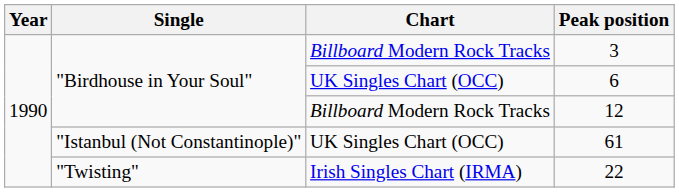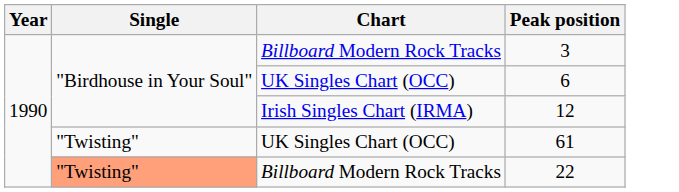(430, 111) Billboard Modern Rock Tracks -> (367, 111) Irish Singles Chart (IRMA)
(179, 141) "Istanbul (Not Constantinople)" -> (98, 141) "Twisting"
(98, 171) no background -> (98, 171) lightsalmon background
(416, 171) Irish Singles Chart (IRMA) -> (381, 171) Billboard Modern Rock Tracks
